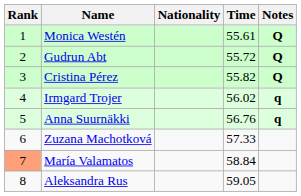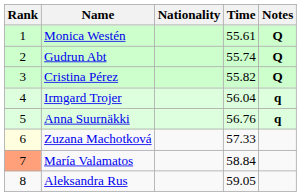(241, 56) 55.72 -> (241, 56) 55.74
(241, 98) 56.02 -> (241, 98) 56.04
(23, 139) no background -> (23, 139) lightyellow background
